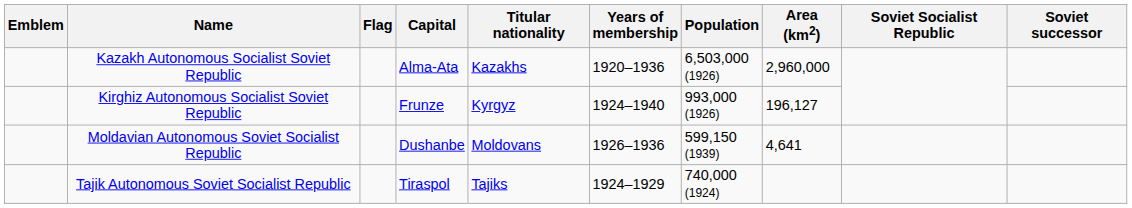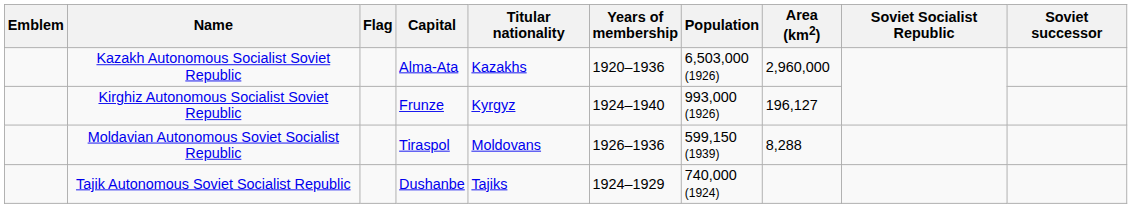(432, 145) Dushanbe -> (424, 145) Tiraspol
(784, 145) 4,641 -> (784, 145) 8,288
(424, 184) Tiraspol -> (432, 184) Dushanbe
